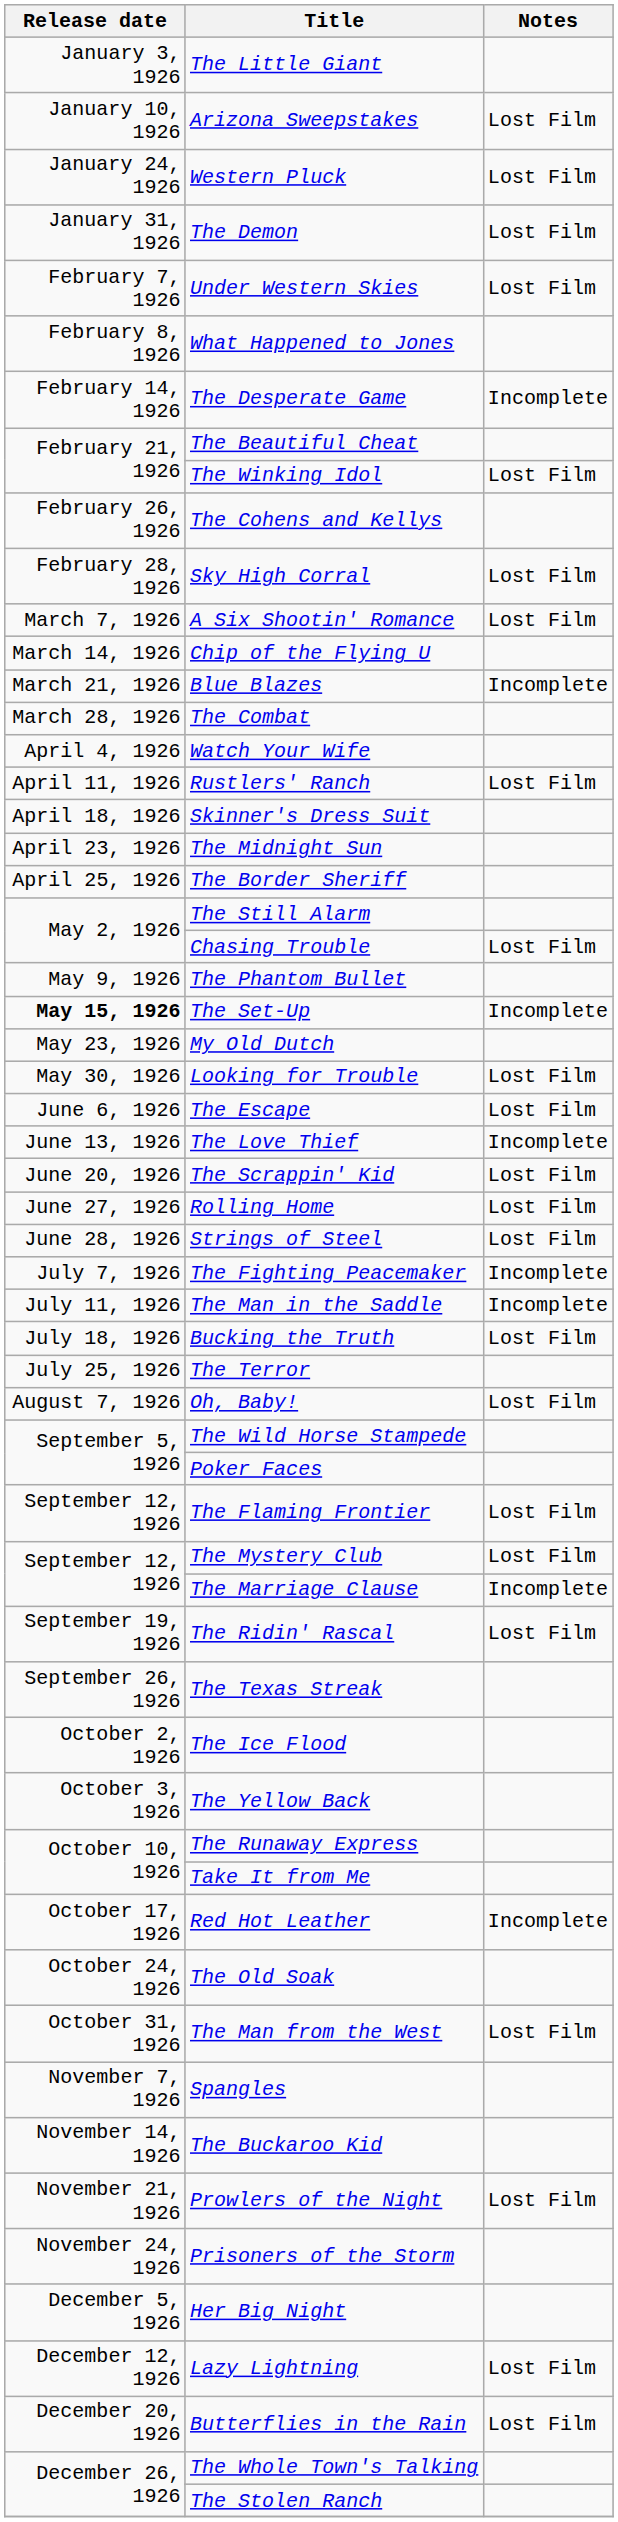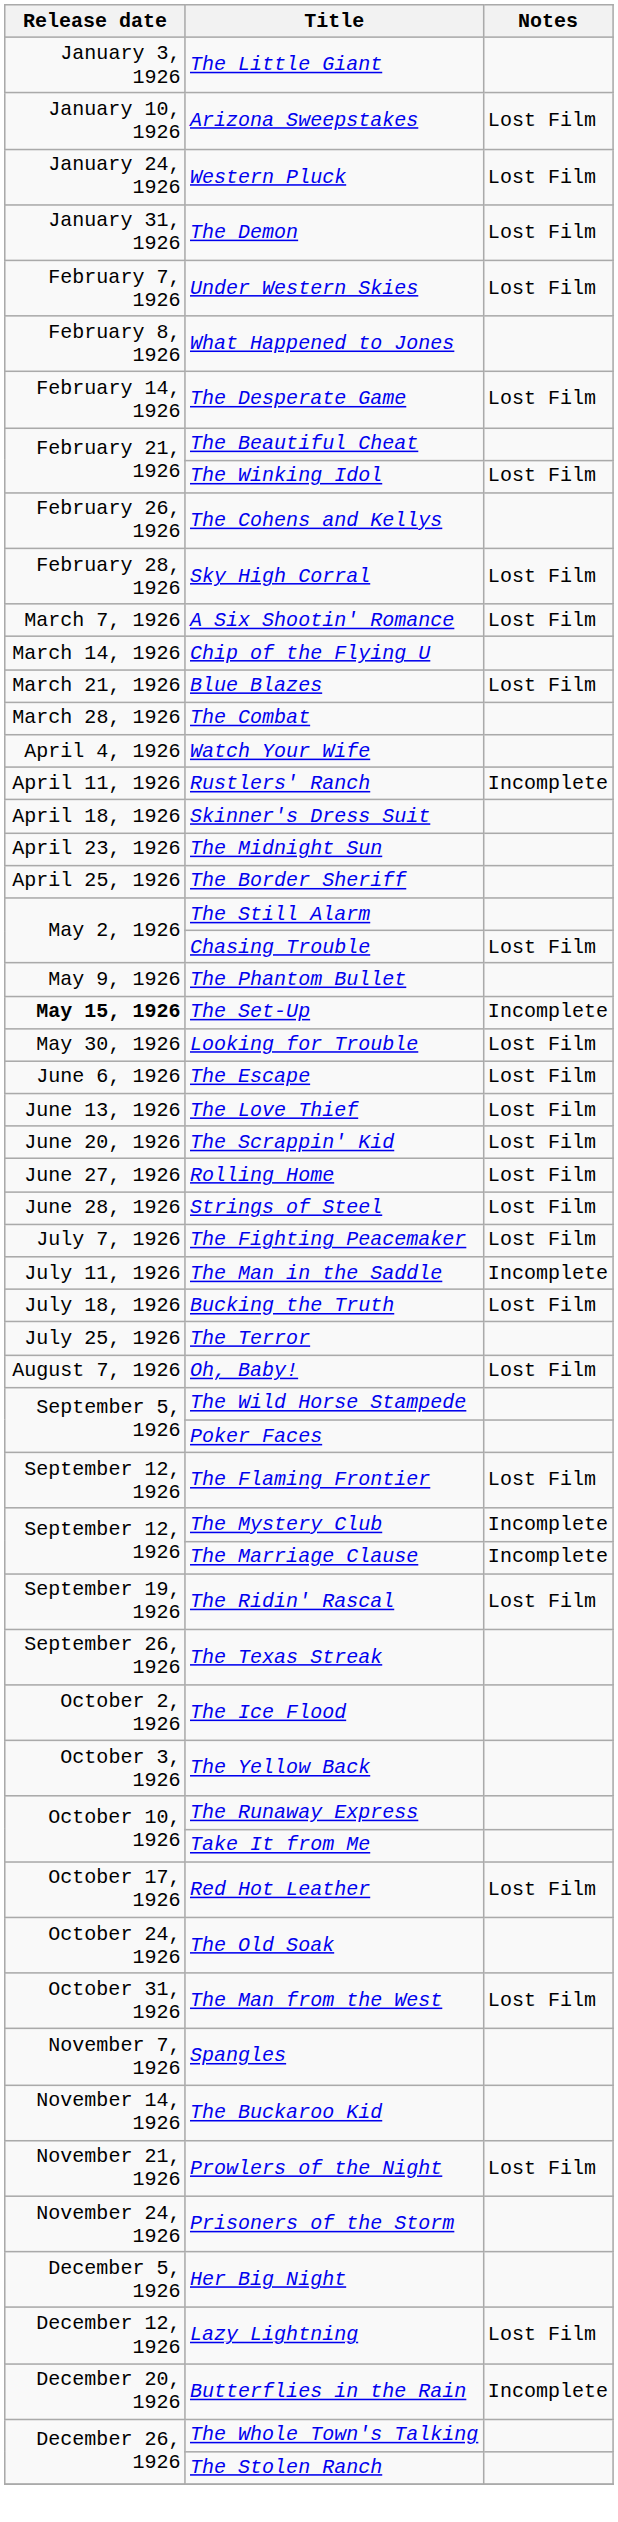(548, 400) Incomplete -> (542, 400) Lost Film
(548, 686) Incomplete -> (542, 686) Lost Film
(542, 784) Lost Film -> (548, 784) Incomplete
- row: (262, 1045)
(548, 1143) Incomplete -> (542, 1110) Lost Film
(548, 1273) Incomplete -> (542, 1240) Lost Film
(542, 1557) Lost Film -> (548, 1525) Incomplete
(548, 1922) Incomplete -> (542, 1890) Lost Film
(542, 2424) Lost Film -> (548, 2391) Incomplete
